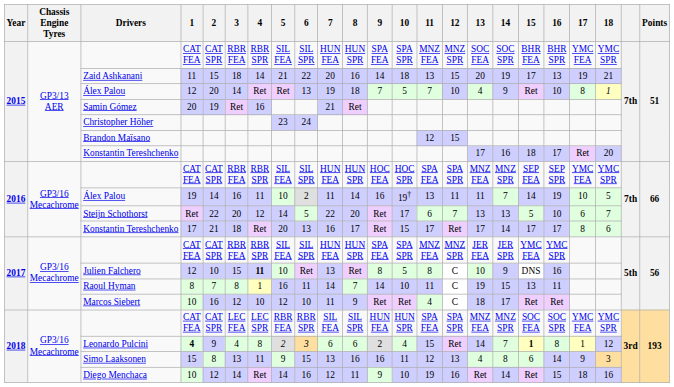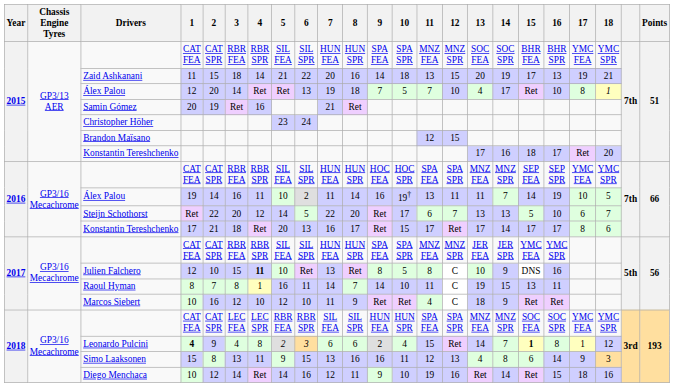(505, 91) 9 -> (505, 91) 17
(505, 301) 17 -> (505, 301) 9
